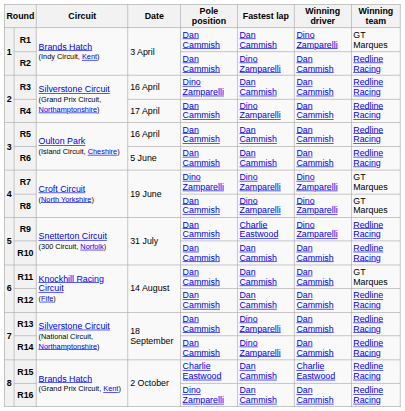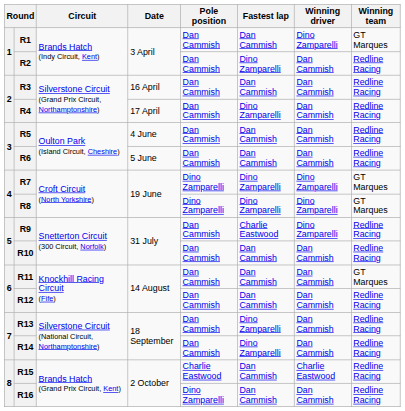(203, 87) Dino Zamparelli -> (201, 87) Dan Cammish
(145, 134) 16 April -> (143, 134) 4 June
(201, 205) Dan Cammish -> (203, 205) Dino Zamparelli
